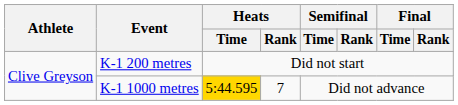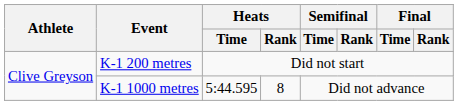(231, 88) gold background -> (231, 88) no background
(280, 88) 7 -> (280, 88) 8
